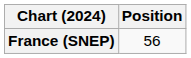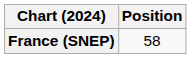(152, 41) 56 -> (152, 41) 58
